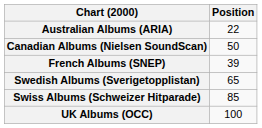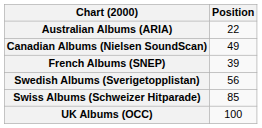(233, 47) 50 -> (233, 47) 49
(233, 81) 65 -> (233, 81) 56
